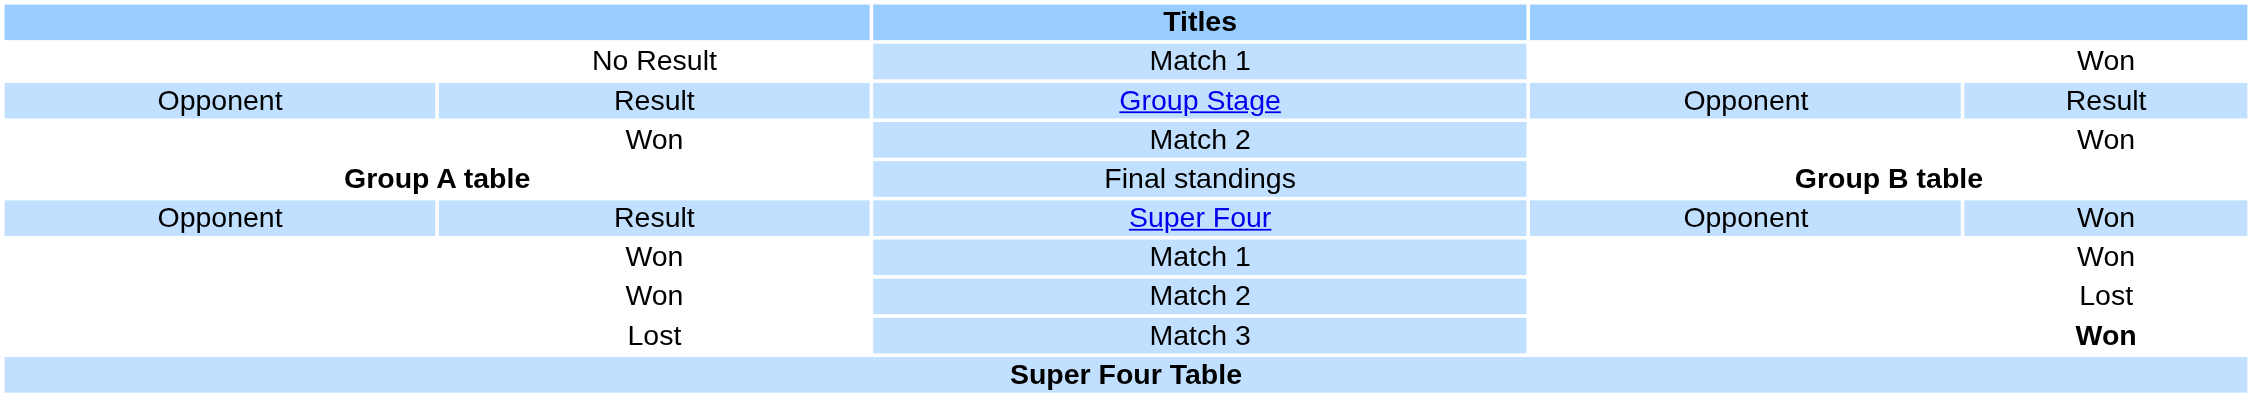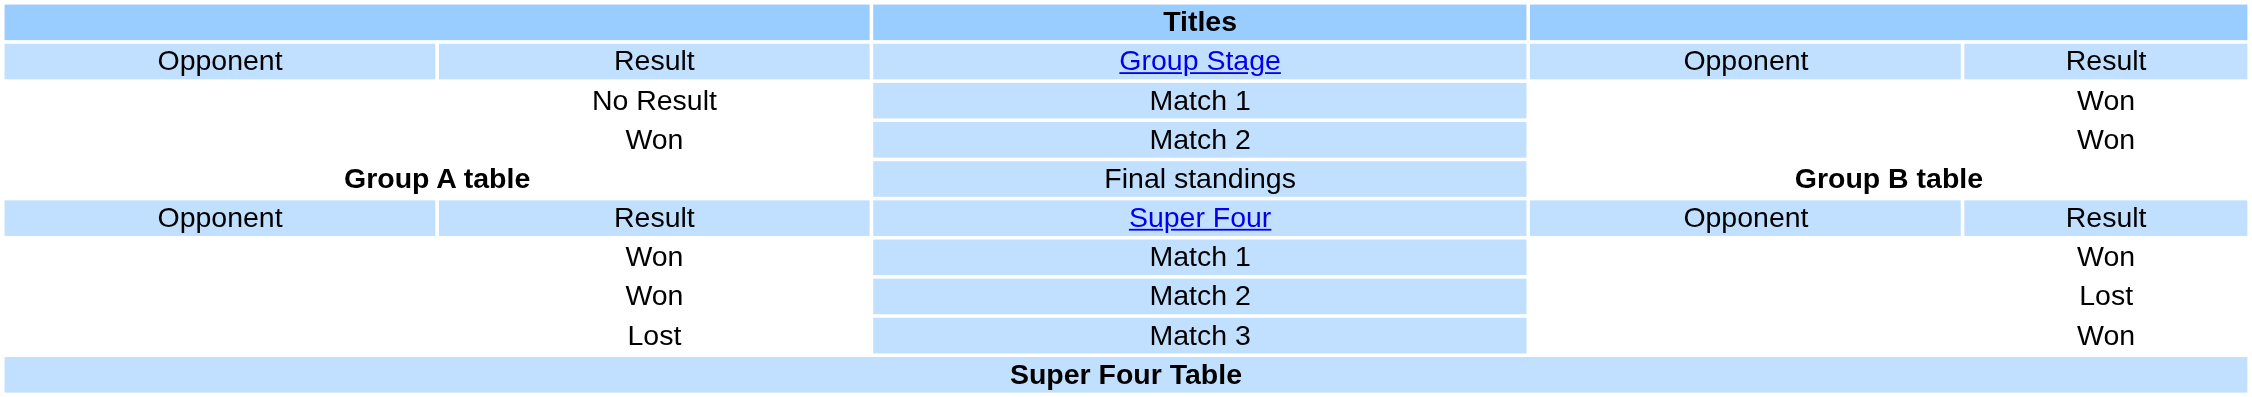rows swapped: (654, 100) <-> (654, 61)
(2106, 217) Won -> (2106, 217) Result
(2106, 335) bold -> (2106, 335) normal
